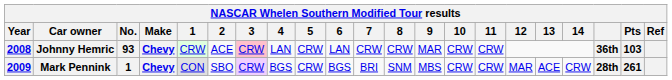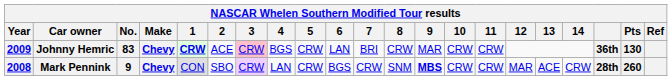(19, 49) 2008 -> (19, 49) 2009
(128, 49) 93 -> (128, 49) 83
(193, 49) normal -> (193, 49) bold
(281, 49) LAN -> (281, 49) BGS
(369, 49) CRW -> (369, 49) BRI
(633, 49) 103 -> (633, 49) 130
(19, 67) 2009 -> (19, 67) 2008
(128, 67) 1 -> (128, 67) 9
(281, 67) BGS -> (281, 67) LAN
(369, 67) BRI -> (369, 67) CRW
(430, 67) normal -> (430, 67) bold
(633, 67) 261 -> (633, 67) 260
